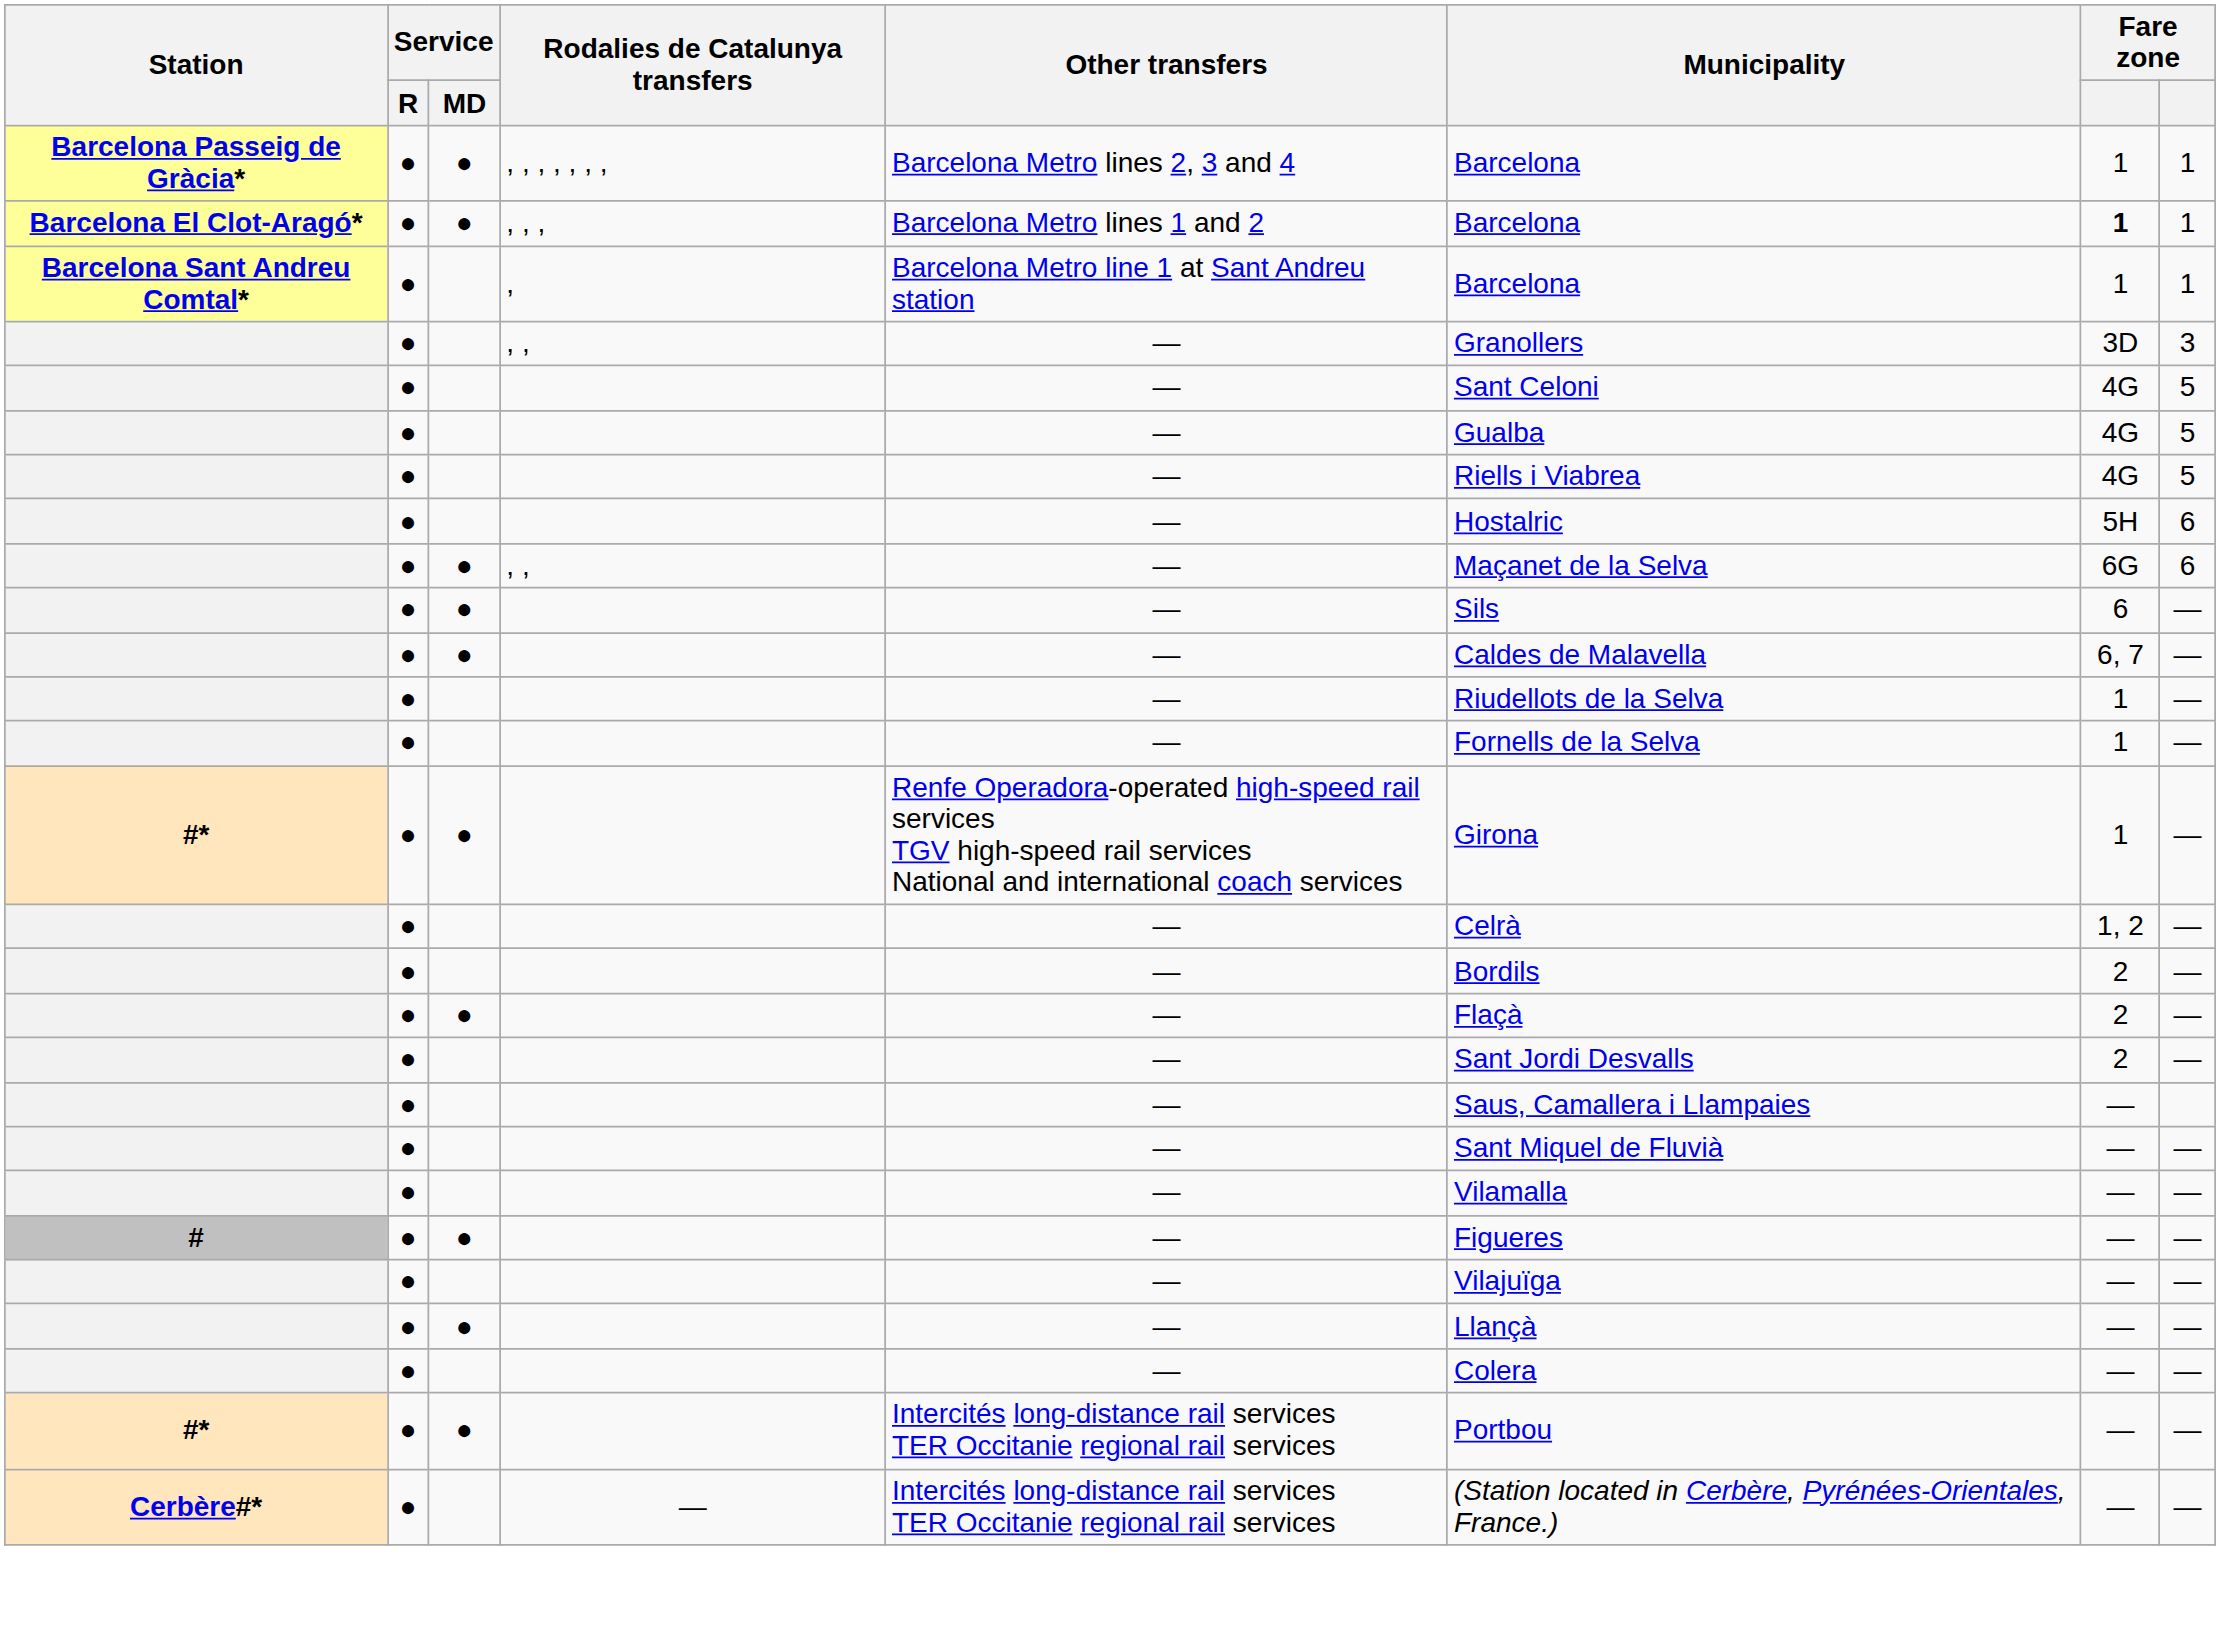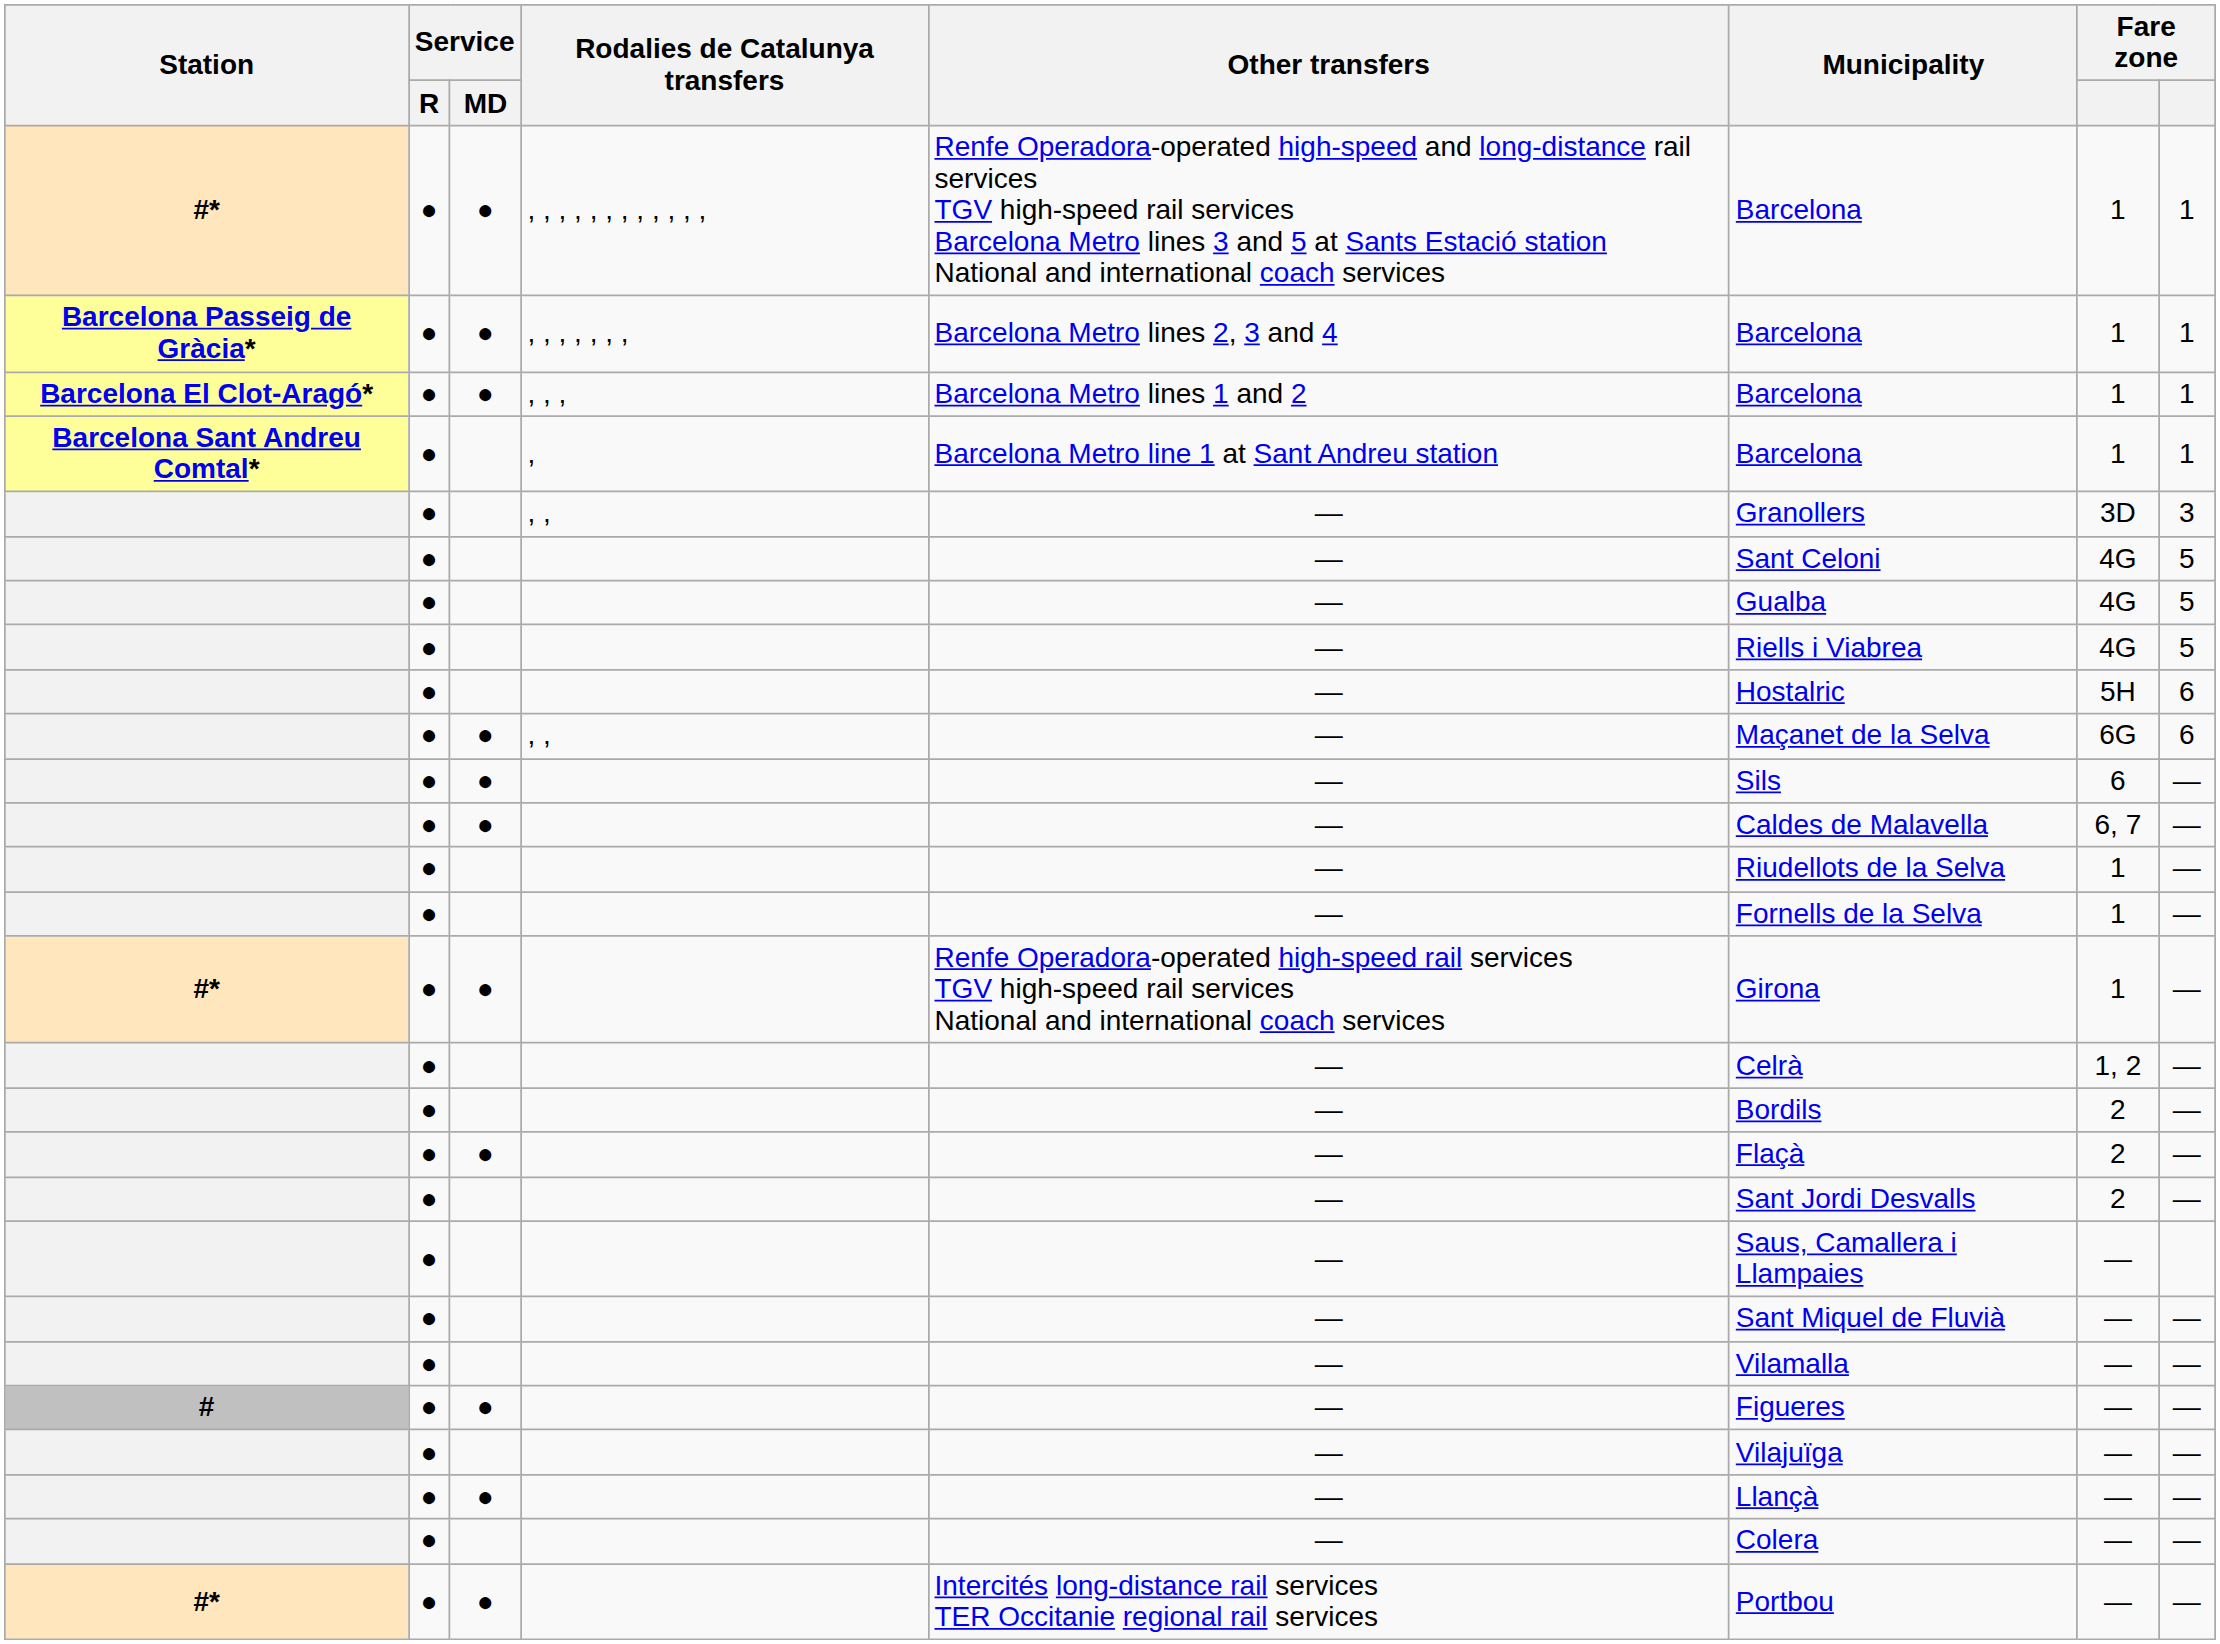+ row: (207, 210)
(2120, 222) bold -> (2118, 393) normal
- row: (196, 1506)
